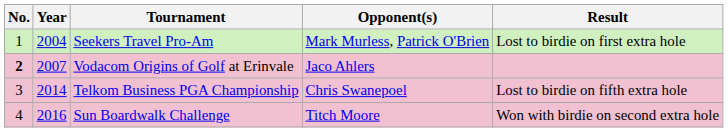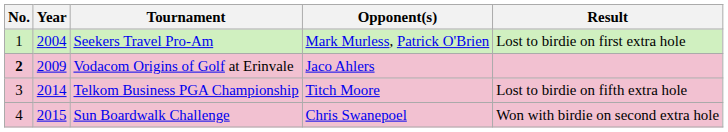(52, 66) 2007 -> (52, 66) 2009
(356, 90) Chris Swanepoel -> (343, 90) Titch Moore
(52, 115) 2016 -> (52, 115) 2015
(343, 115) Titch Moore -> (356, 115) Chris Swanepoel
